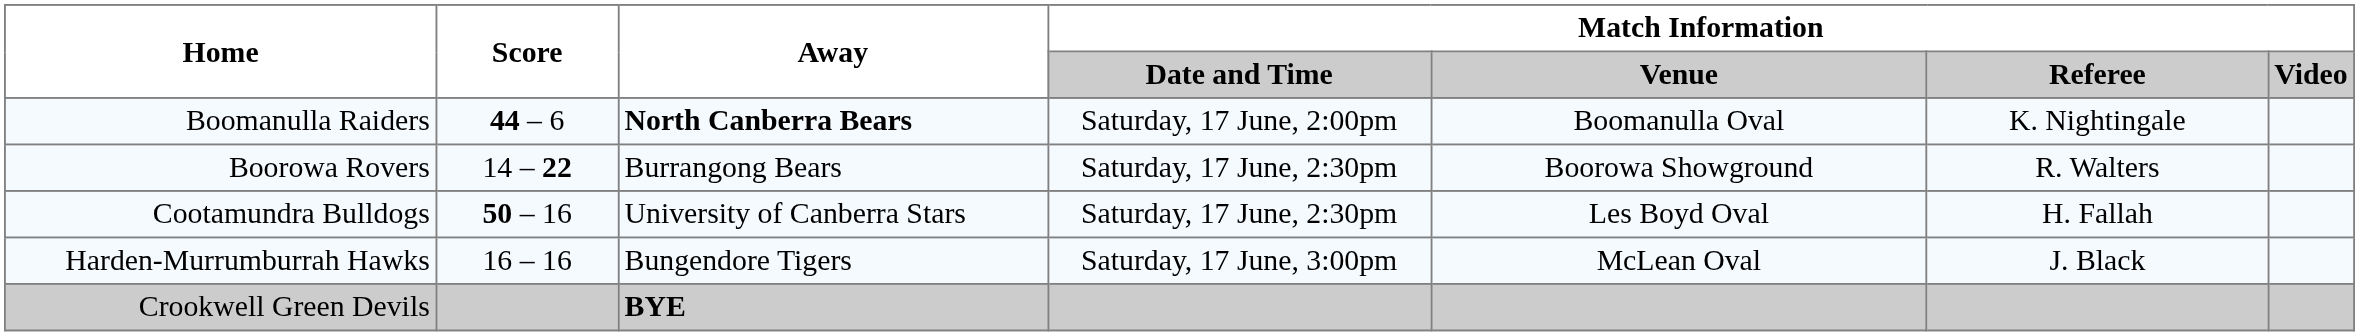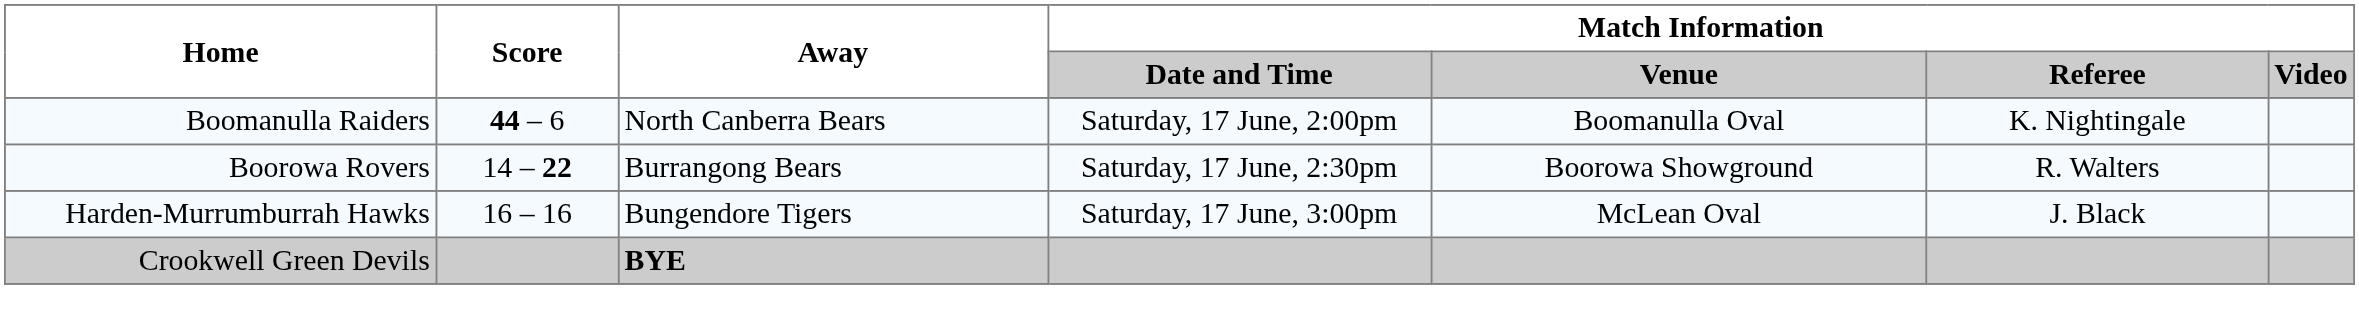(768, 120) bold -> (755, 120) normal
- row: (291, 213)
